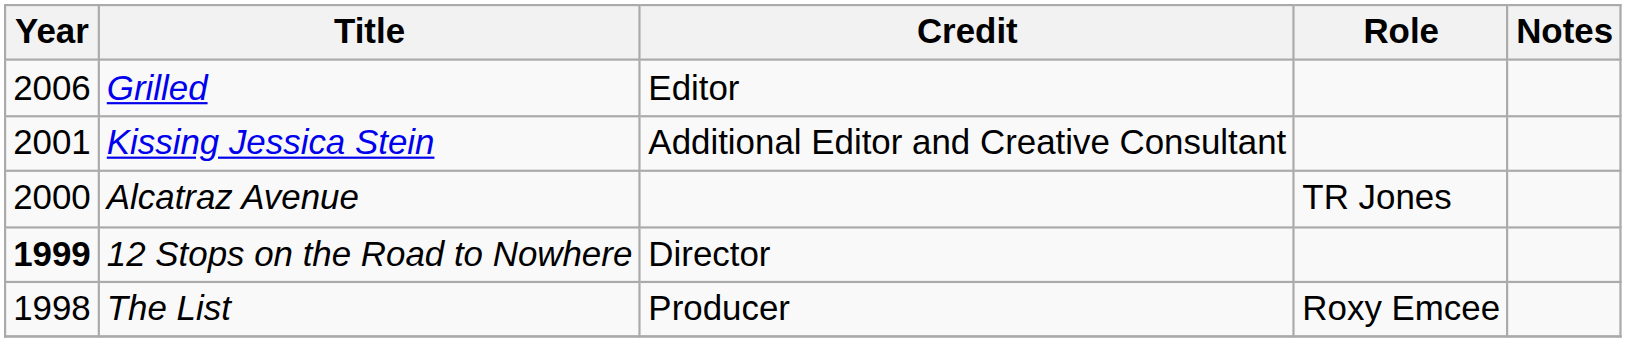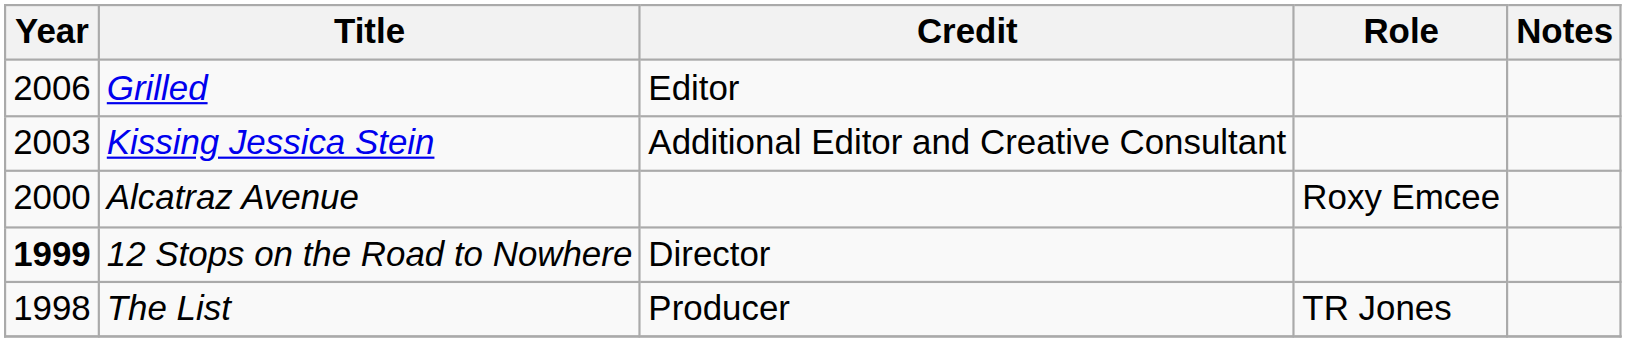(52, 142) 2001 -> (52, 142) 2003
(1377, 198) TR Jones -> (1401, 198) Roxy Emcee
(1401, 308) Roxy Emcee -> (1377, 308) TR Jones
